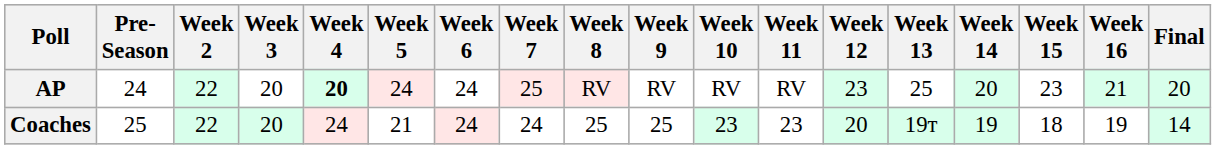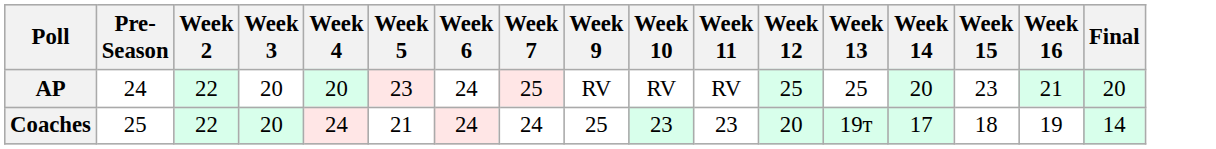- column: (596, 37)
(336, 88) bold -> (336, 88) normal
(401, 88) 24 -> (401, 88) 23
(856, 88) 23 -> (791, 88) 25
(986, 125) 19 -> (921, 125) 17
